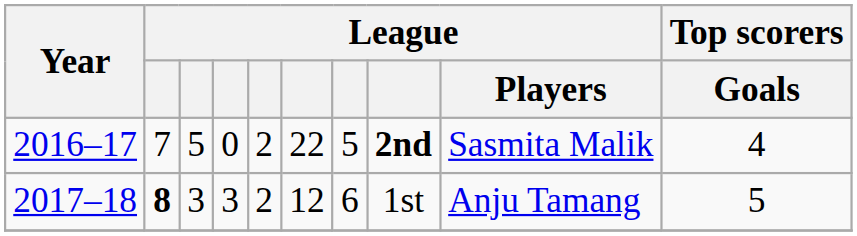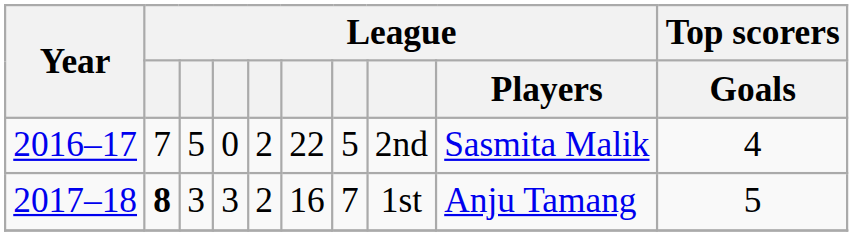(403, 144) bold -> (401, 144) normal
(307, 200) 12 -> (307, 200) 16
(350, 200) 6 -> (350, 200) 7
